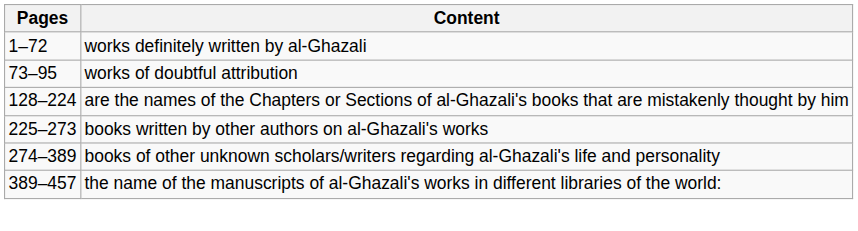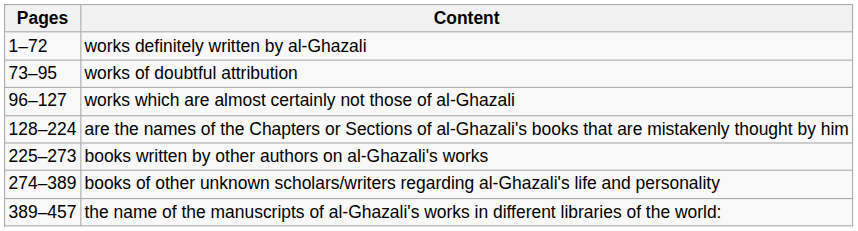+ row: (300, 101)
